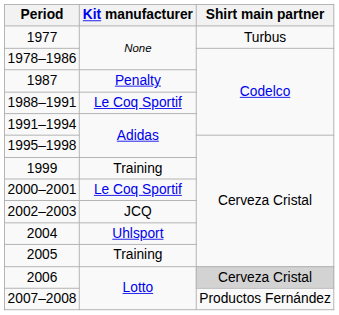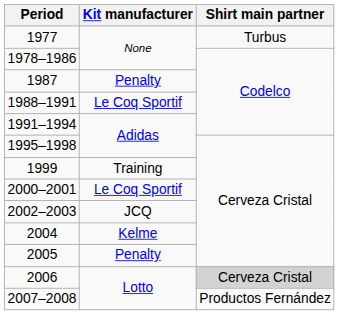(138, 233) Uhlsport -> (138, 233) Kelme
(138, 255) Training -> (138, 255) Penalty
